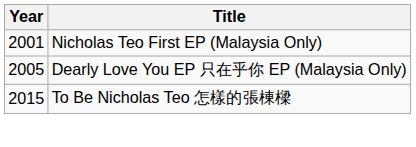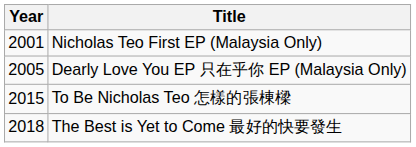+ row: (197, 126)
